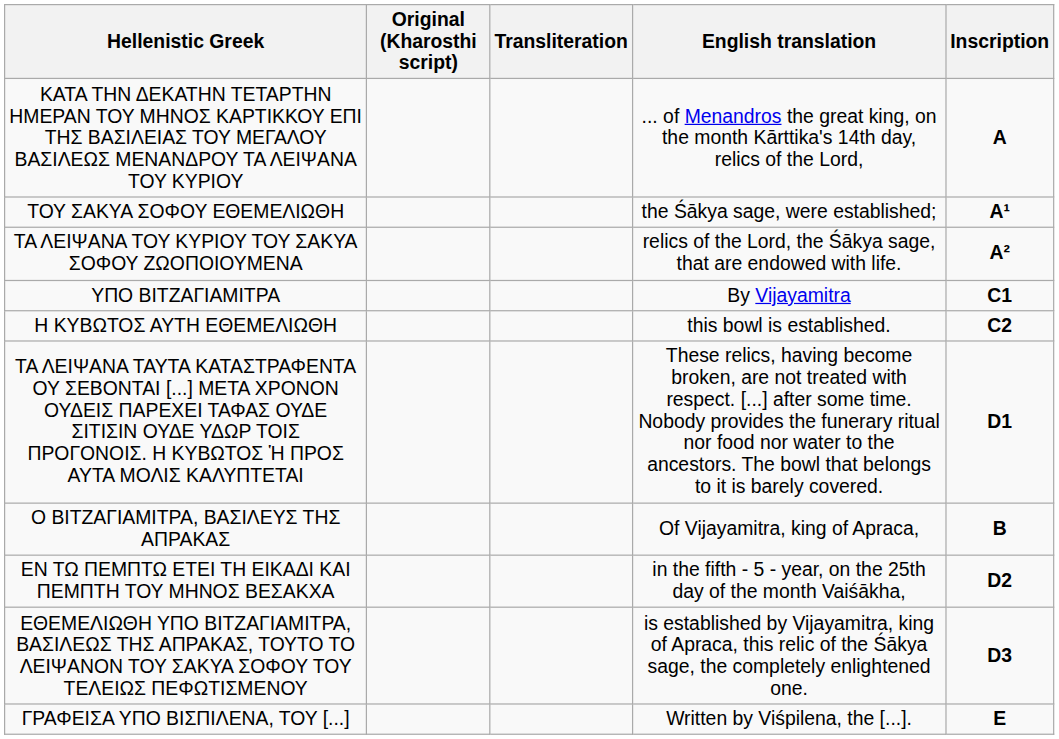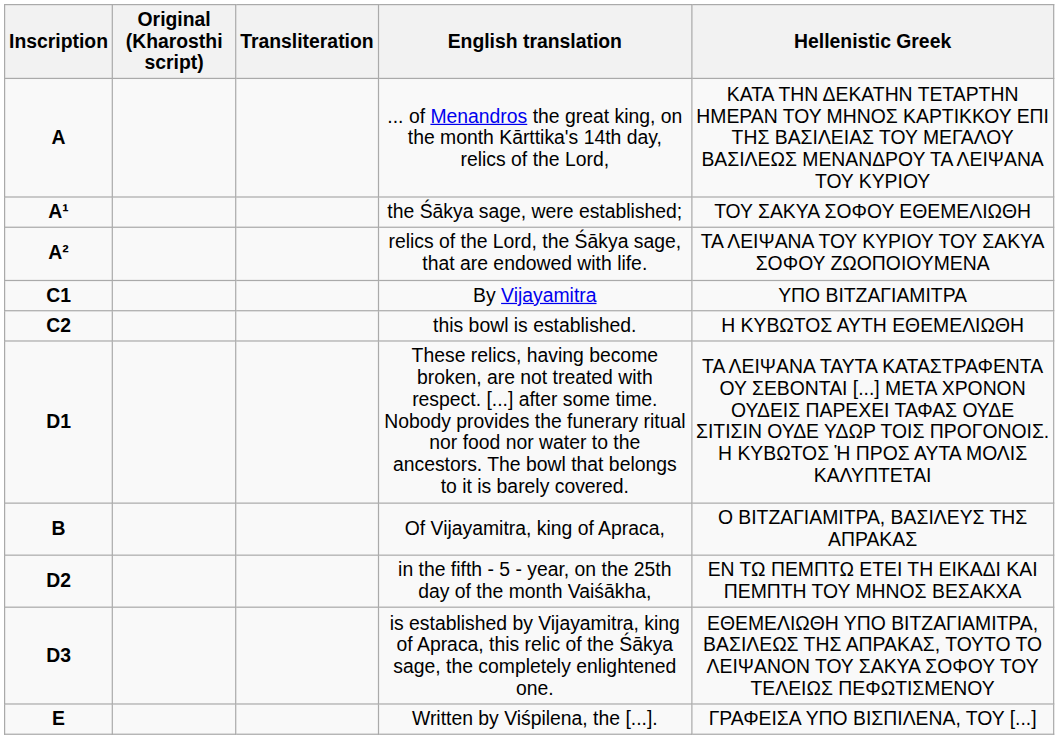columns swapped: (1000, 41) <-> (186, 41)
